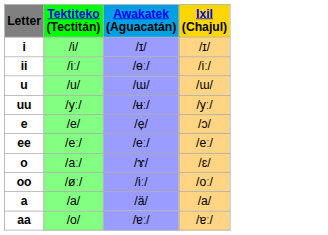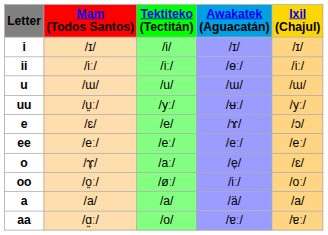+ column: (90, 20)
(141, 124) /e̞/ -> (234, 124) /ɤ/
(141, 162) /ɤ/ -> (234, 162) /e̞/
